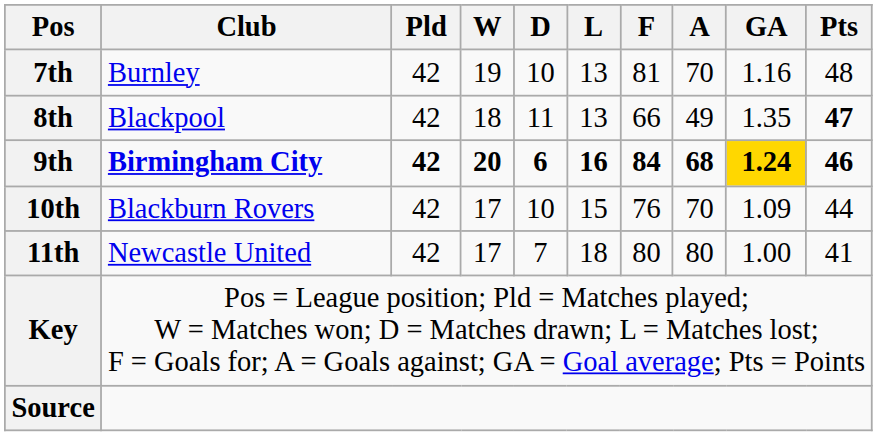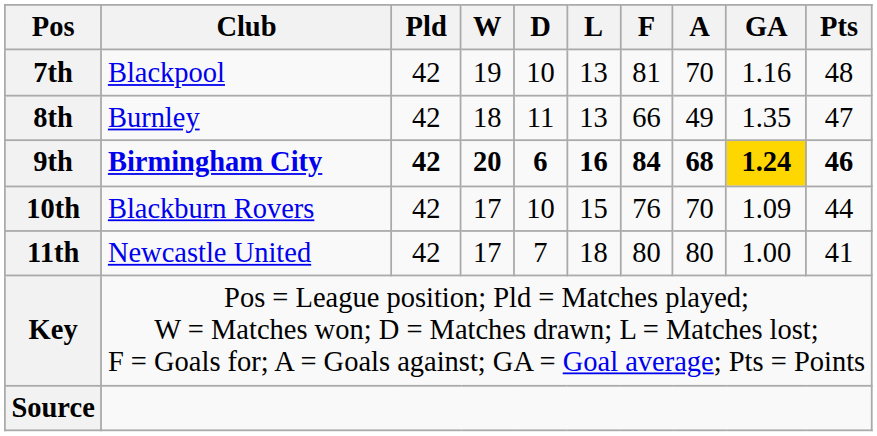(154, 72) Burnley -> (166, 72) Blackpool
(166, 117) Blackpool -> (154, 117) Burnley
(839, 117) bold -> (839, 117) normal
